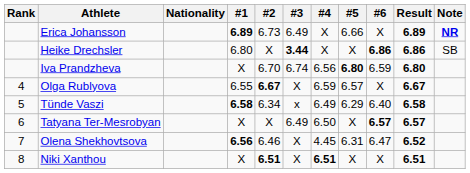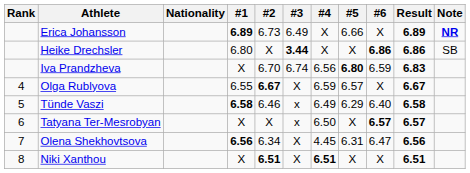(414, 68) 6.80 -> (414, 68) 6.83
(269, 104) 6.34 -> (269, 104) 6.46
(297, 123) 6.49 -> (297, 123) x
(269, 141) 6.46 -> (269, 141) 6.34
(414, 141) 6.52 -> (414, 141) 6.56
